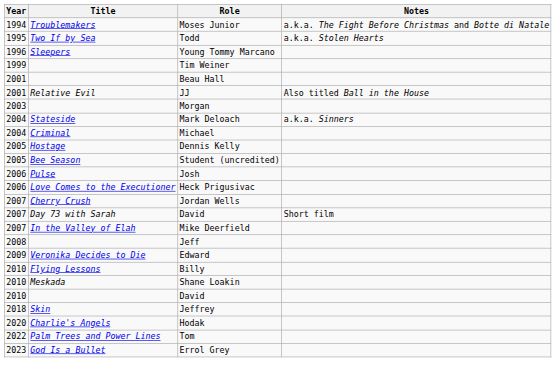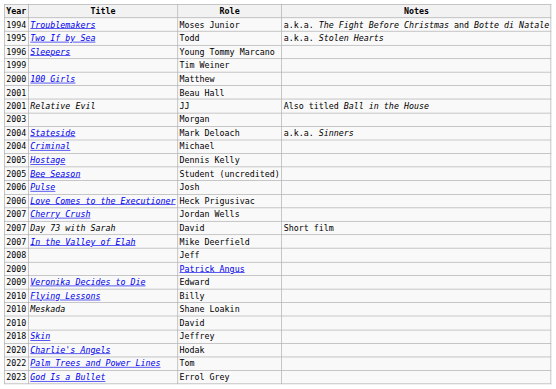+ row: (53, 79)
+ row: (103, 269)
